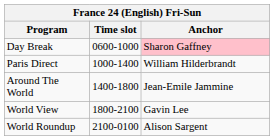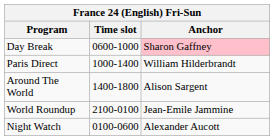(188, 87) Jean-Emile Jammine -> (175, 87) Alison Sargent
- row: (33, 110)
(175, 127) Alison Sargent -> (188, 110) Jean-Emile Jammine
+ row: (34, 127)
